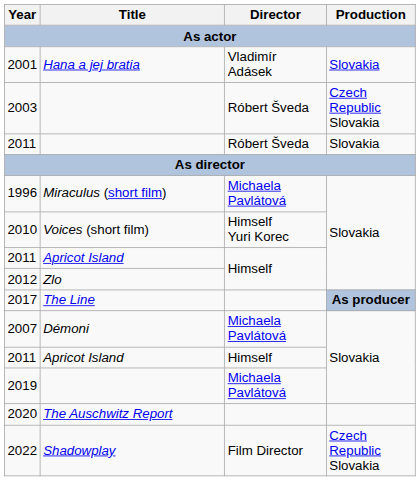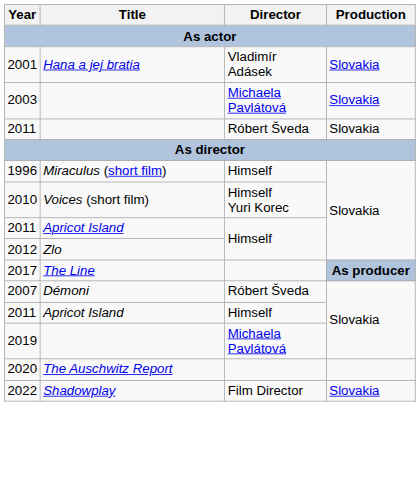(268, 108) Róbert Šveda -> (257, 100) Michaela Pavlátová
(355, 108) Czech Republic Slovakia -> (354, 100) Slovakia
(257, 193) Michaela Pavlátová -> (250, 171) Himself
(257, 328) Michaela Pavlátová -> (268, 291) Róbert Šveda
(355, 450) Czech Republic Slovakia -> (354, 390) Slovakia
